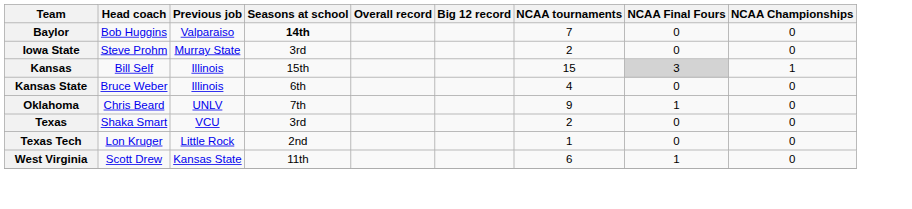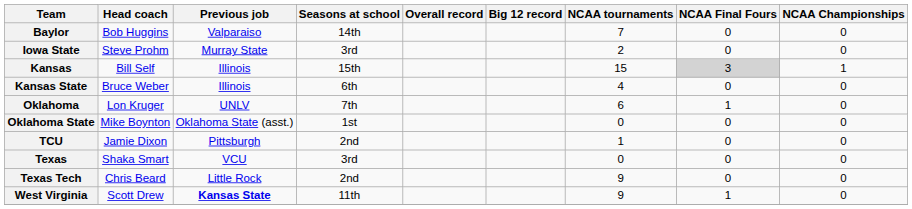(298, 32) bold -> (349, 32) normal
(134, 105) Chris Beard -> (135, 105) Lon Kruger
(569, 105) 9 -> (621, 105) 6
+ row: (51, 123)
+ row: (51, 141)
(569, 123) 2 -> (621, 159) 0
(134, 141) Lon Kruger -> (135, 178) Chris Beard
(569, 141) 1 -> (621, 178) 9
(207, 159) normal -> (235, 196) bold
(569, 159) 6 -> (621, 196) 9
